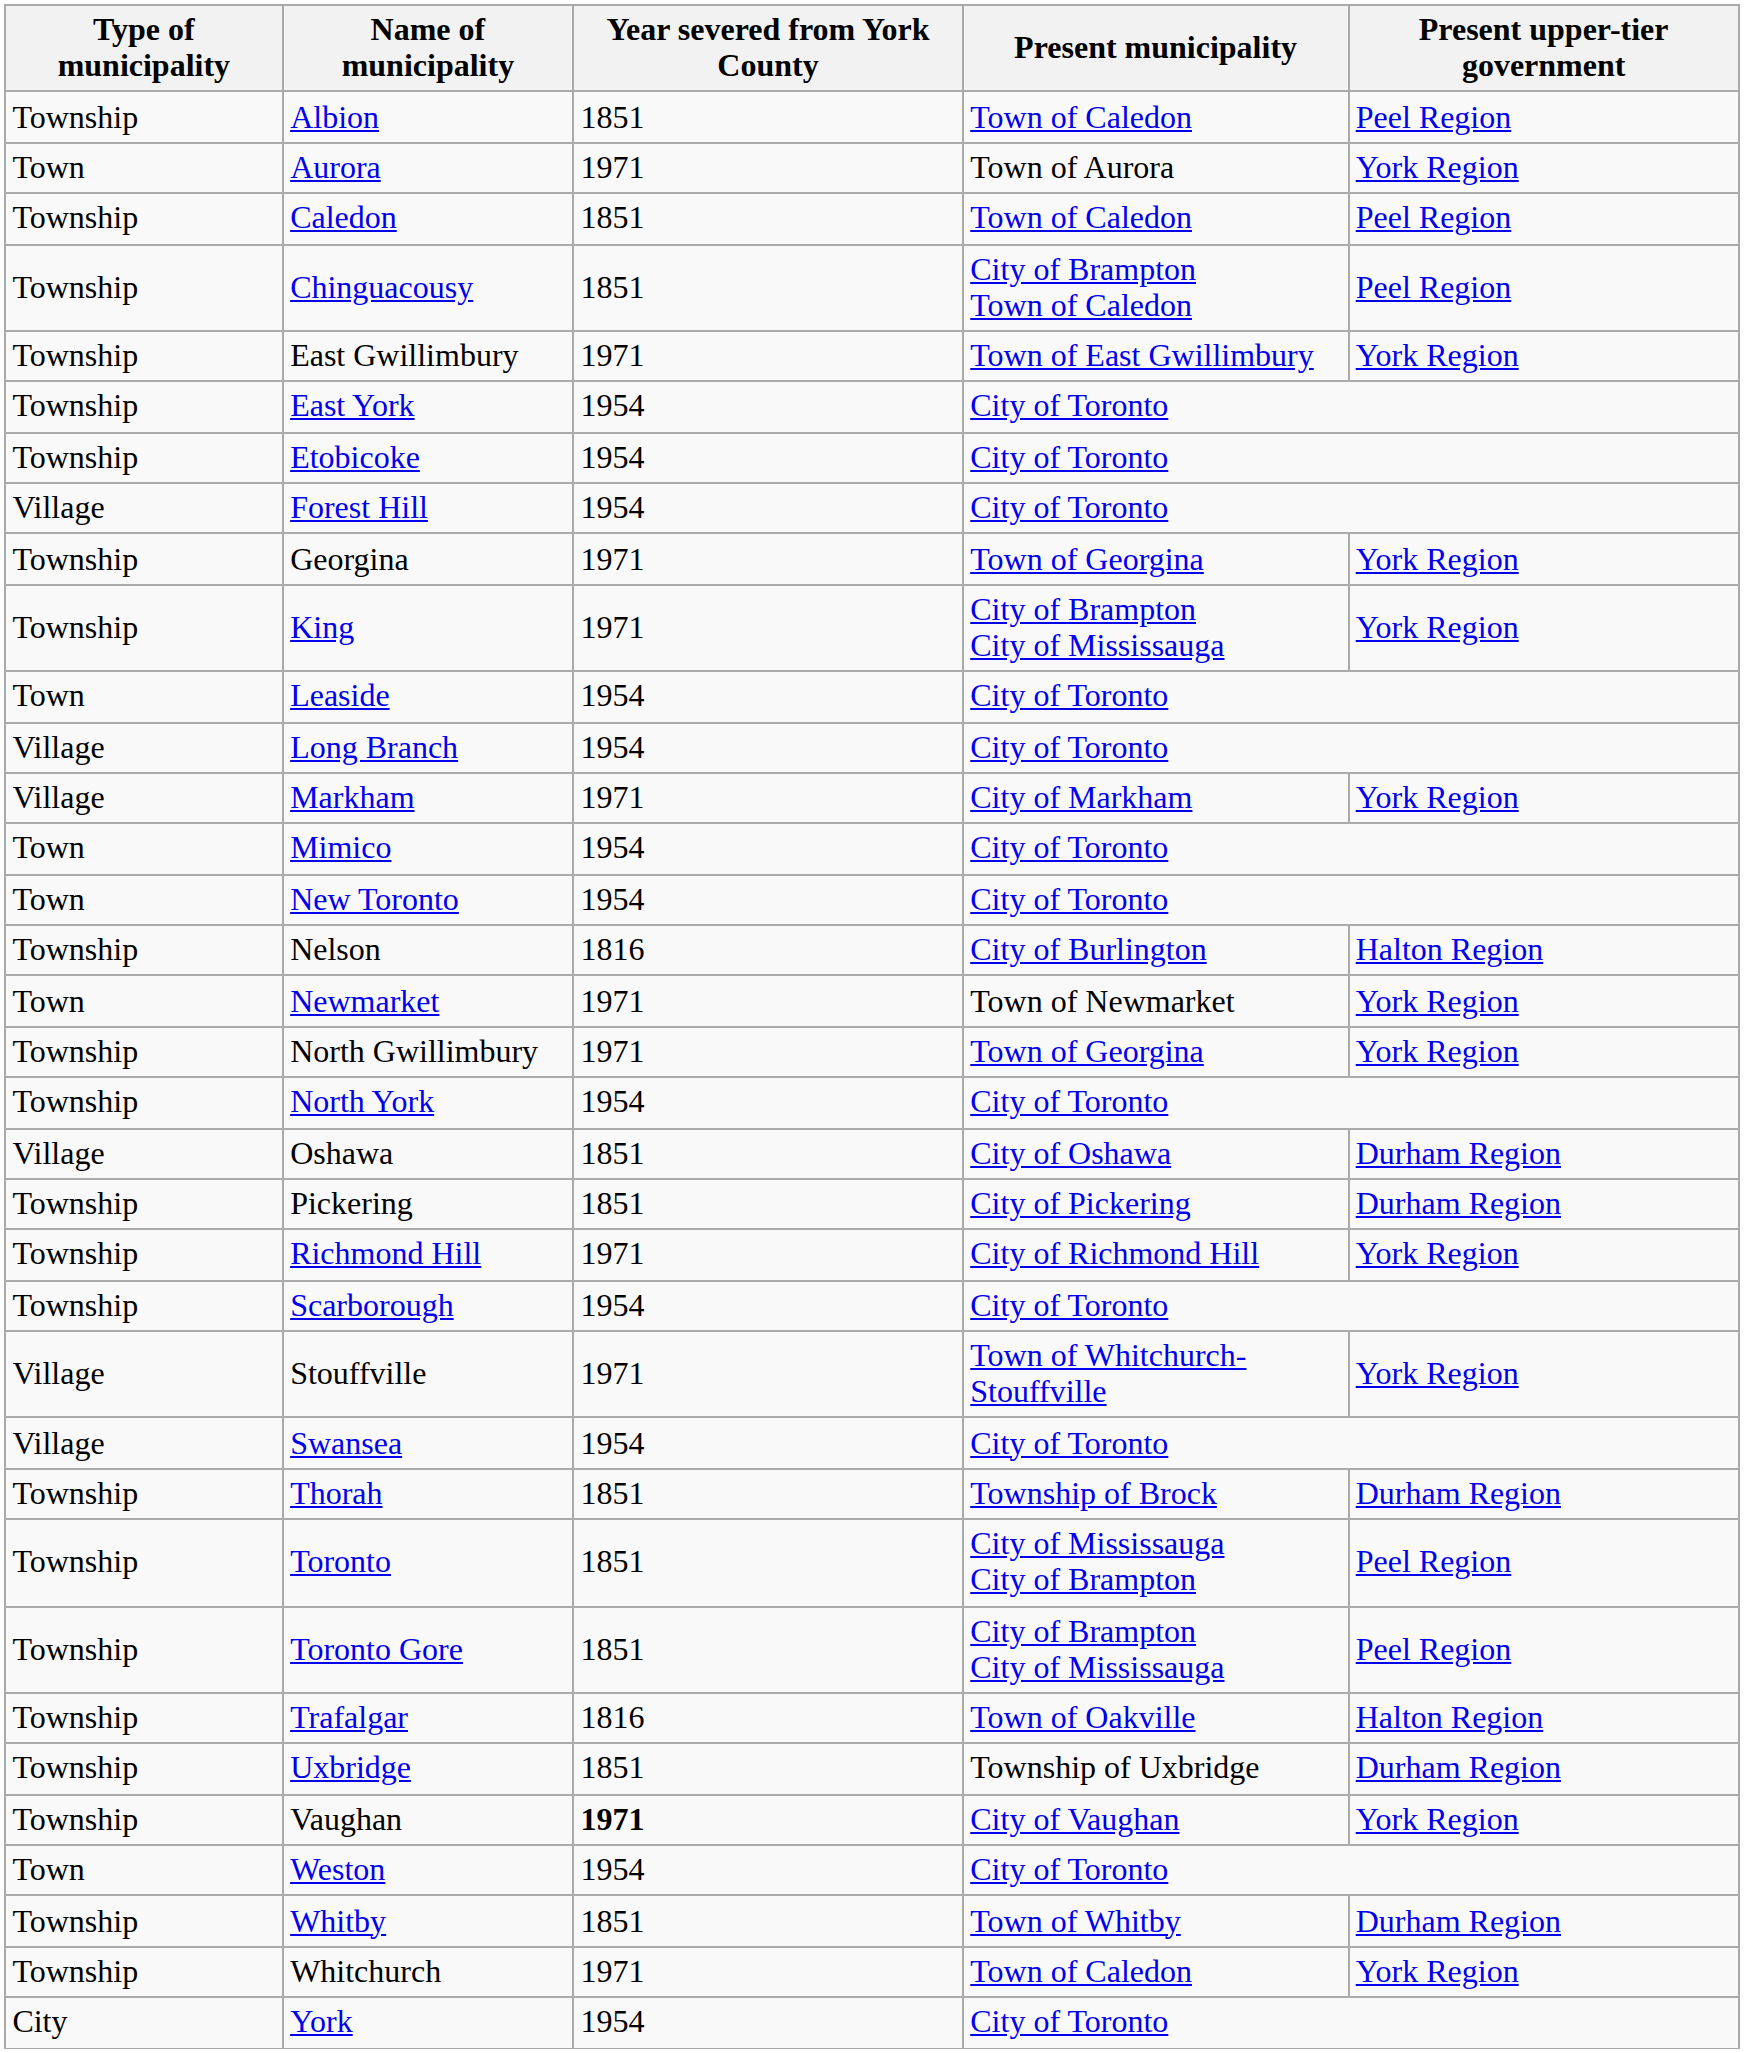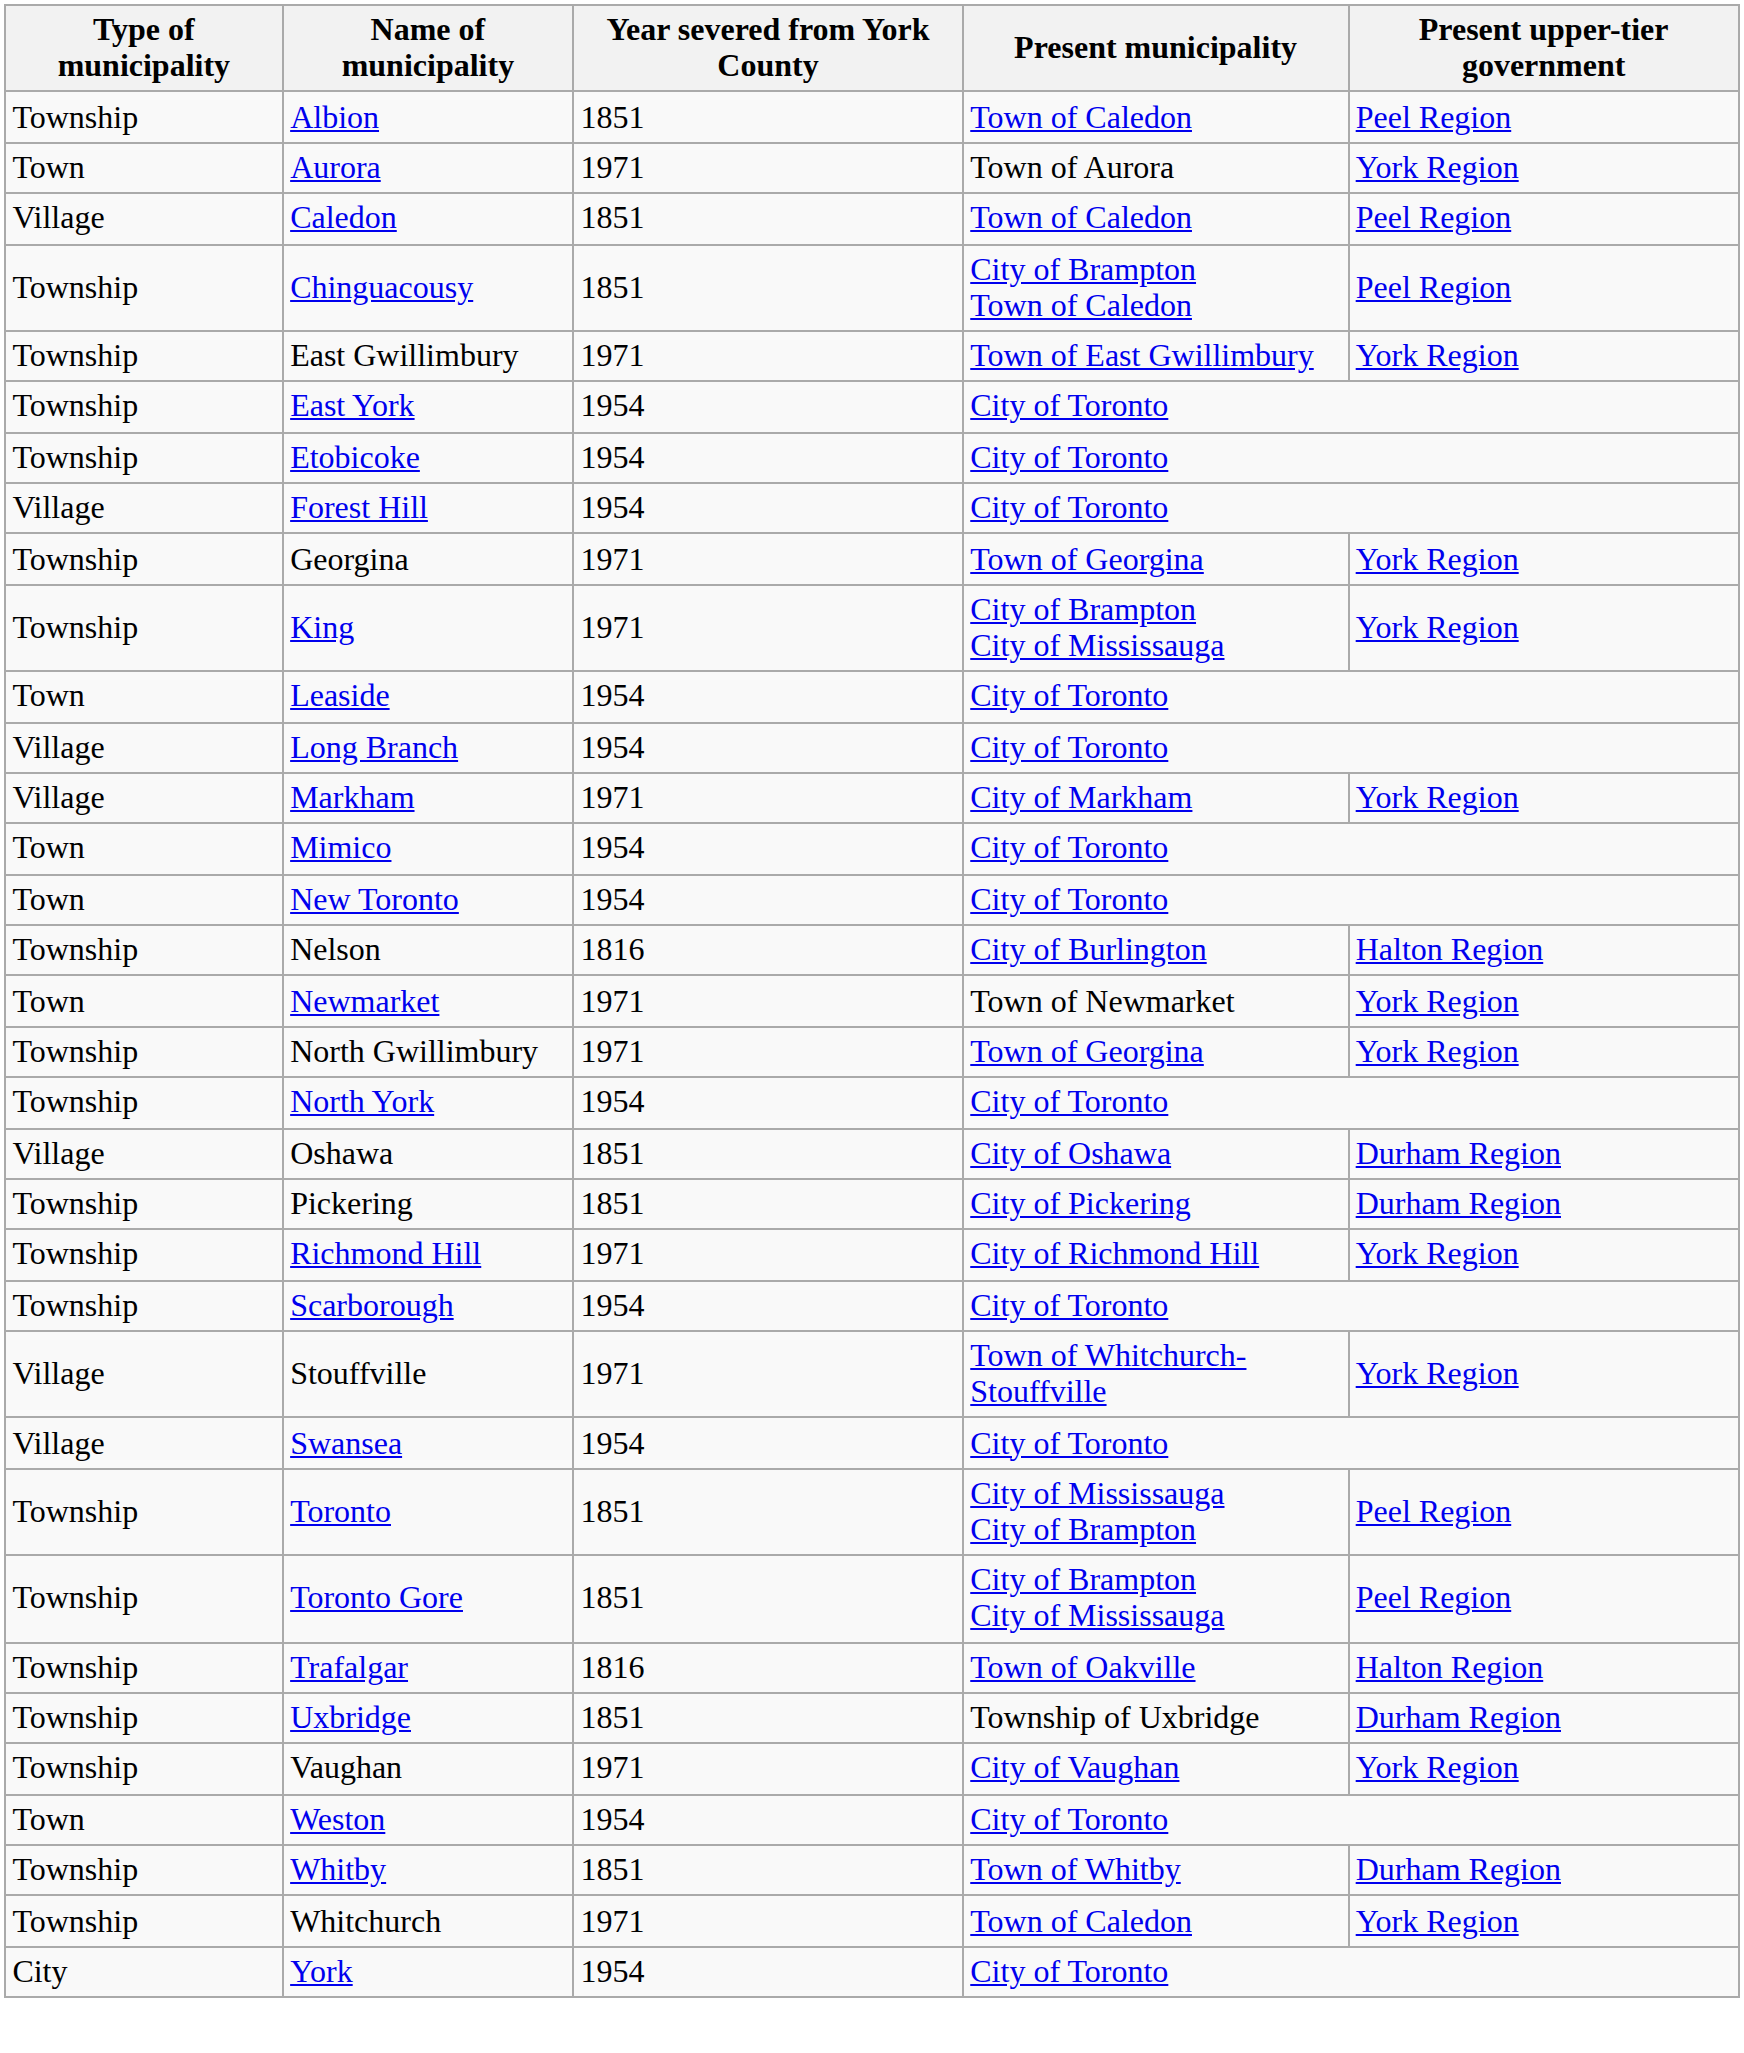(75, 218) Township -> (59, 218) Village
- row: (336, 1493)
(612, 1819) bold -> (612, 1768) normal
